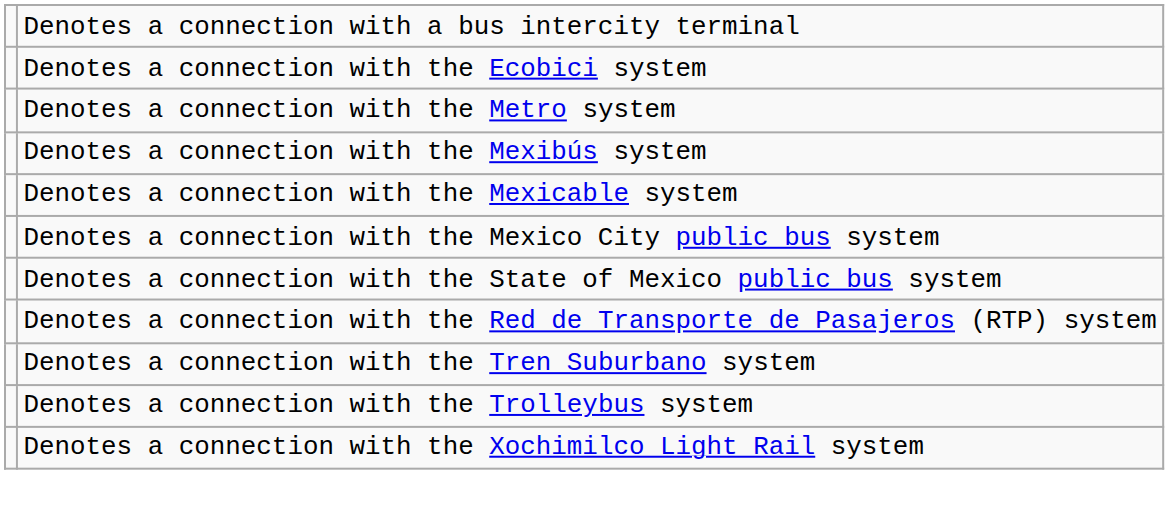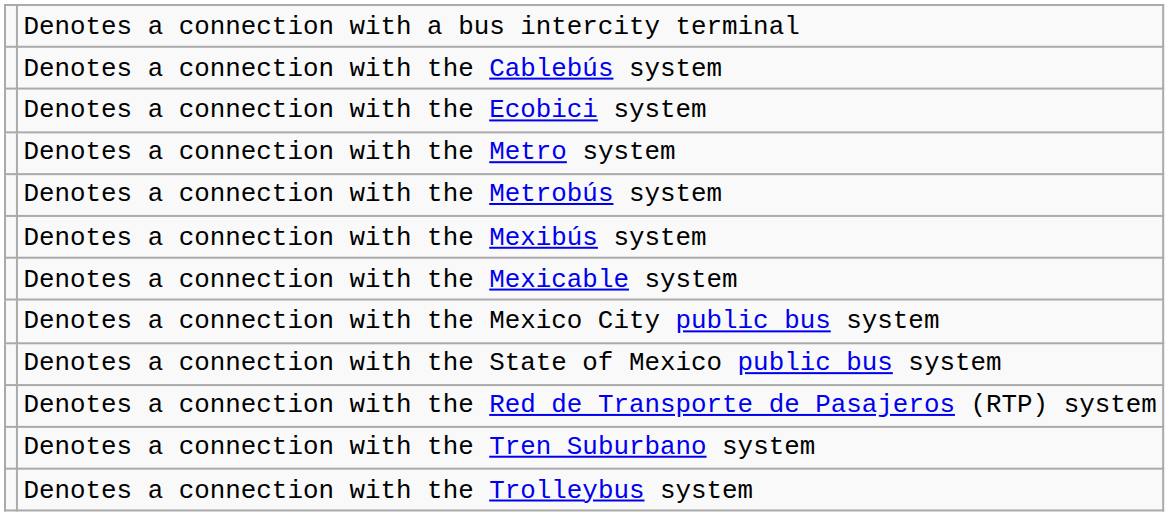+ row: (373, 68)
+ row: (373, 195)
- row: (474, 448)
